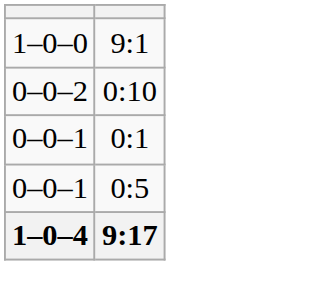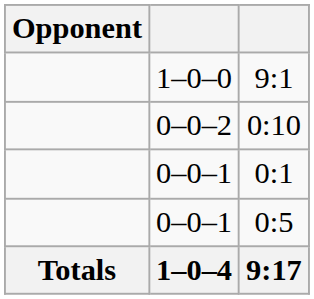+ column: (77, 28)
